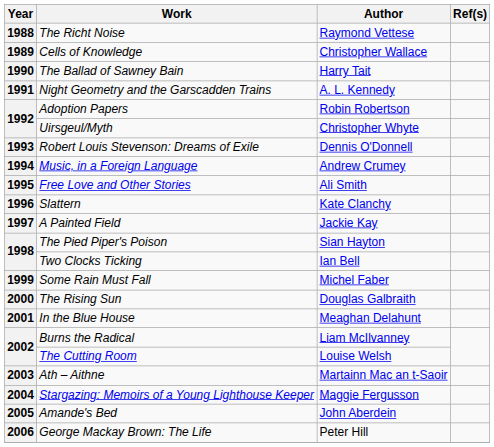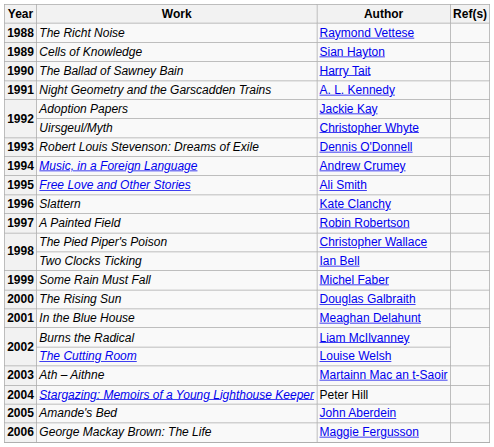(373, 52) Christopher Wallace -> (352, 52) Sian Hayton
(365, 109) Robin Robertson -> (349, 109) Jackie Kay
(349, 223) Jackie Kay -> (365, 223) Robin Robertson
(352, 242) Sian Hayton -> (373, 242) Christopher Wallace
(369, 394) Maggie Fergusson -> (344, 394) Peter Hill
(344, 432) Peter Hill -> (369, 432) Maggie Fergusson
